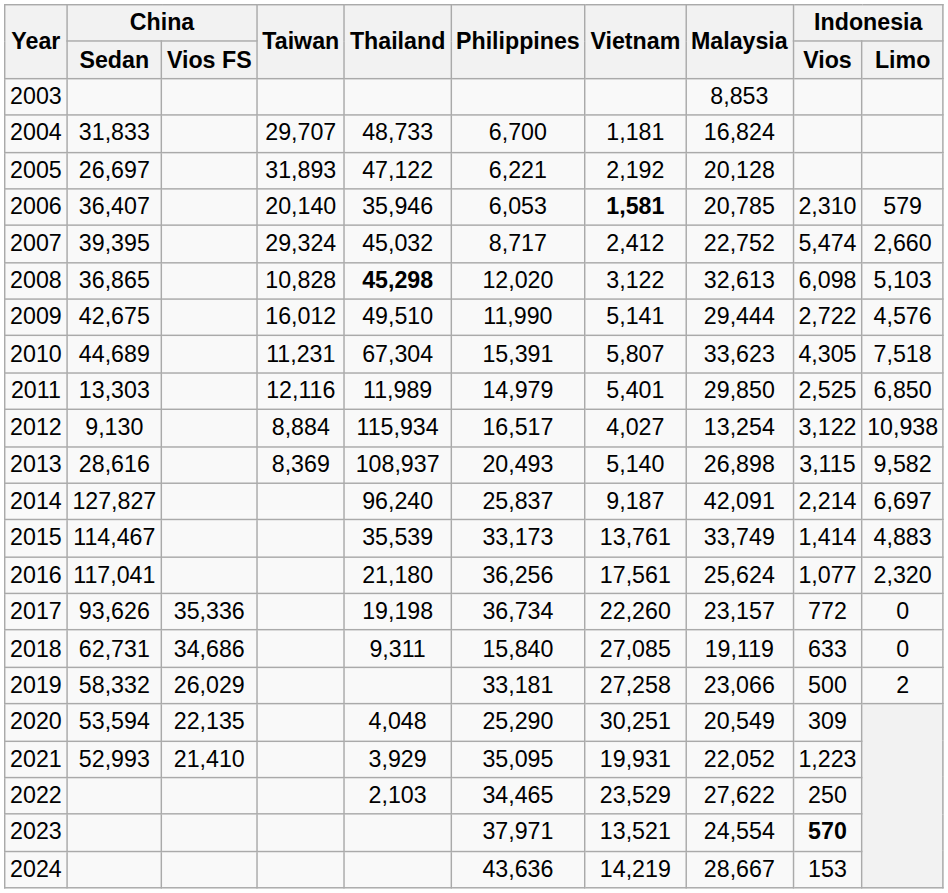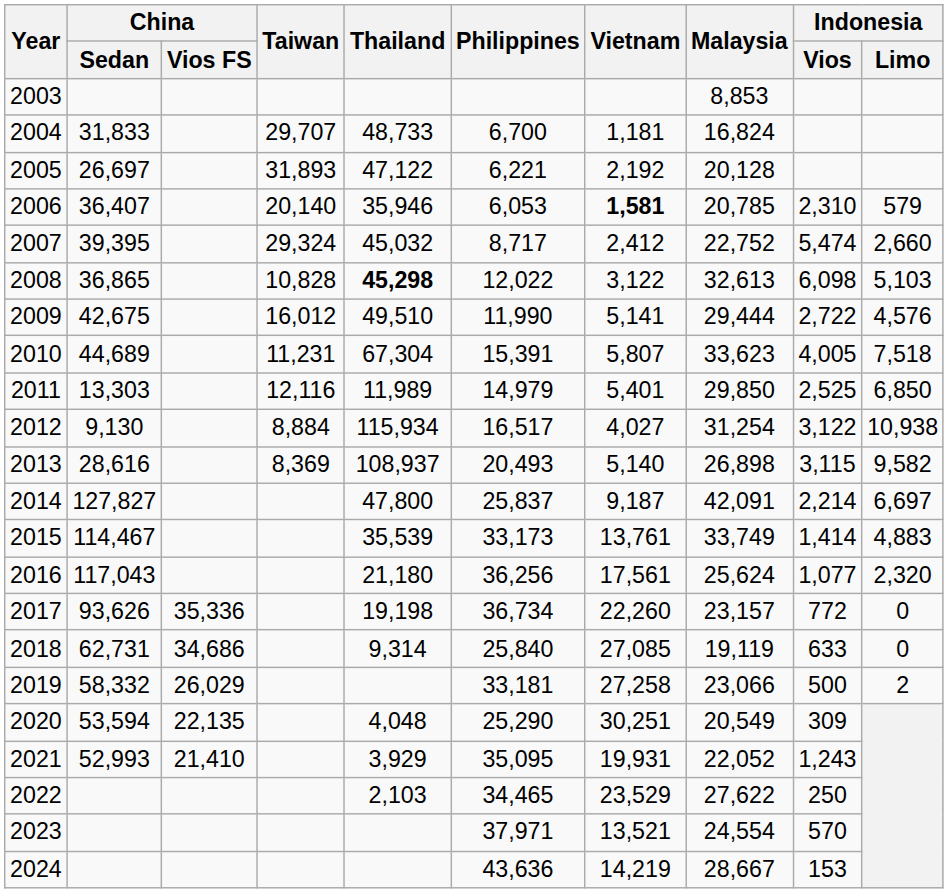(518, 280) 12,020 -> (518, 280) 12,022
(827, 354) 4,305 -> (827, 354) 4,005
(739, 427) 13,254 -> (739, 427) 31,254
(398, 501) 96,240 -> (398, 501) 47,800
(114, 574) 117,041 -> (114, 574) 117,043
(398, 648) 9,311 -> (398, 648) 9,314
(518, 648) 15,840 -> (518, 648) 25,840
(827, 758) 1,223 -> (827, 758) 1,243
(827, 832) bold -> (827, 832) normal
